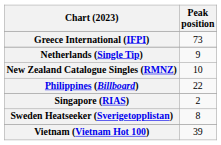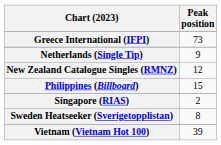(198, 70) 10 -> (198, 70) 12
(198, 85) 22 -> (198, 85) 15
